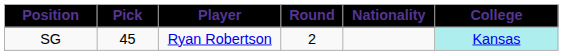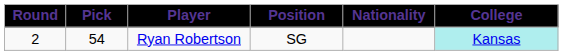columns swapped: (312, 15) <-> (51, 15)
(127, 38) 45 -> (97, 38) 54
